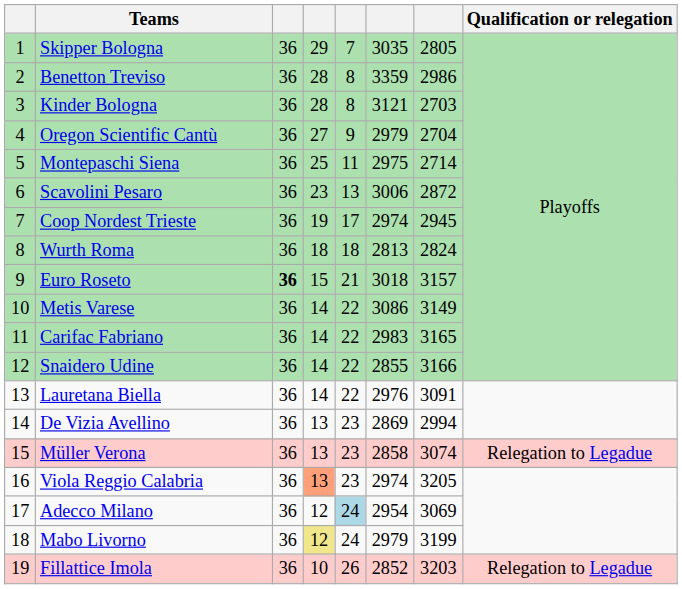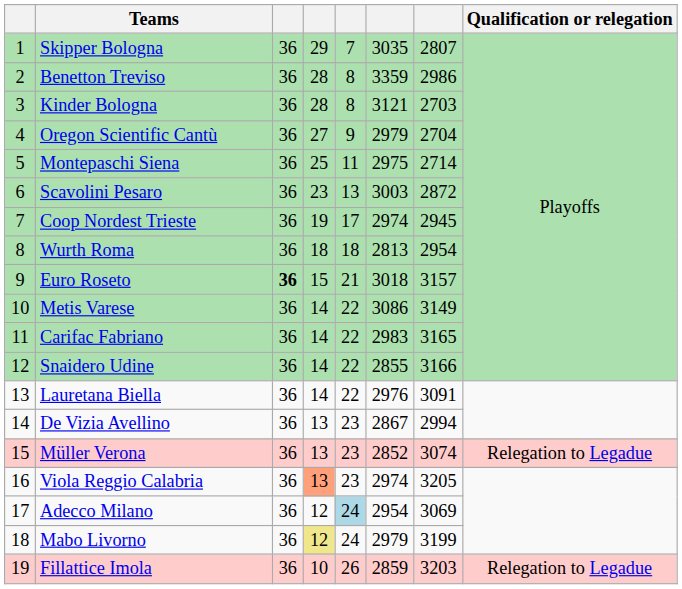(438, 47) 2805 -> (438, 47) 2807
(390, 192) 3006 -> (390, 192) 3003
(438, 250) 2824 -> (438, 250) 2954
(390, 423) 2869 -> (390, 423) 2867
(390, 452) 2858 -> (390, 452) 2852
(390, 568) 2852 -> (390, 568) 2859
